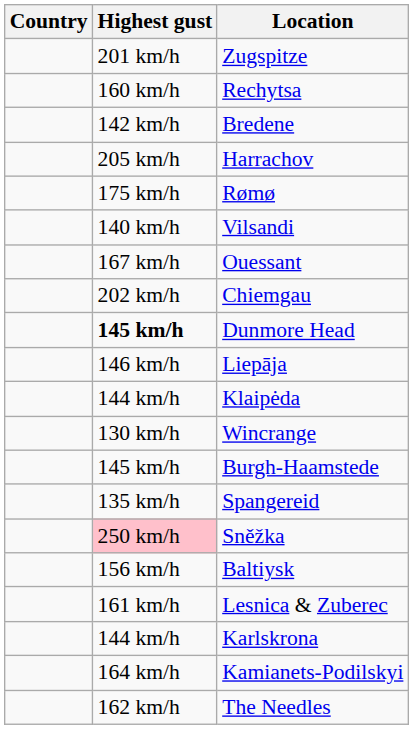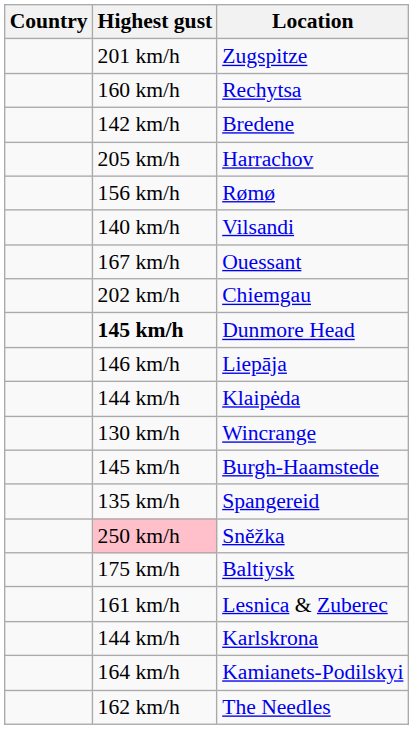(139, 192) 175 km/h -> (139, 192) 156 km/h
(139, 569) 156 km/h -> (139, 569) 175 km/h
